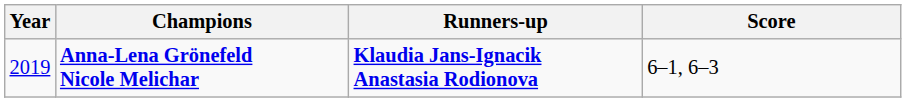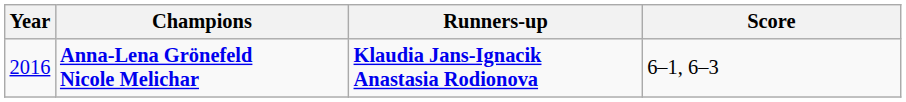(30, 67) 2019 -> (30, 67) 2016
